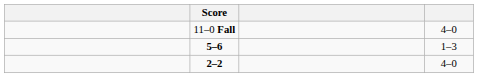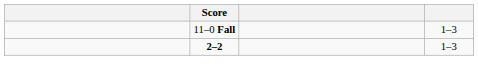(449, 30) 4–0 -> (449, 30) 1–3
- row: (214, 47)
(449, 64) 4–0 -> (449, 47) 1–3
